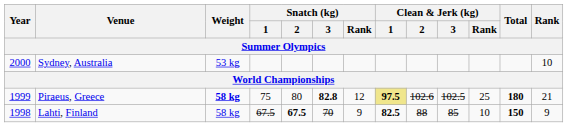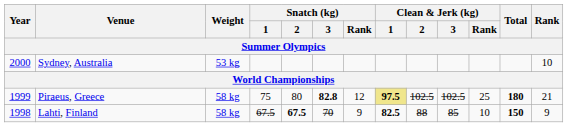(228, 96) bold -> (228, 96) normal
(422, 96) 102.6 -> (422, 96) 102.5
